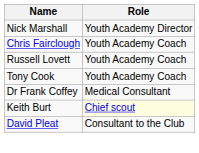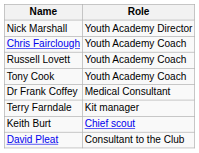+ row: (39, 108)
(110, 108) lightyellow background -> (110, 124) no background
